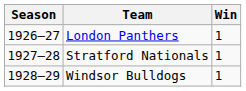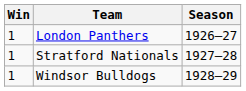columns swapped: (34, 15) <-> (226, 15)
